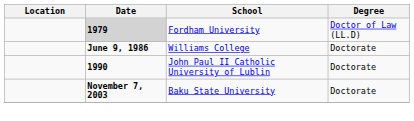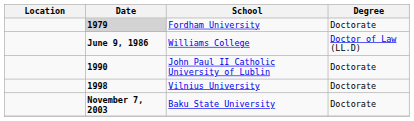(363, 30) Doctor of Law (LL.D) -> (353, 25) Doctorate
(353, 49) Doctorate -> (363, 44) Doctor of Law (LL.D)
+ row: (214, 86)
